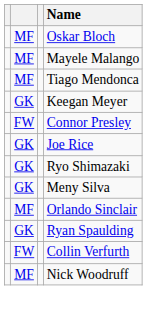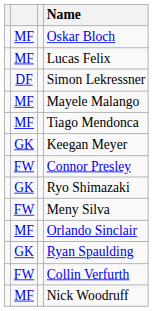+ row: (79, 58)
+ row: (96, 79)
- row: (70, 144)
(24, 187) GK -> (24, 209) FW
